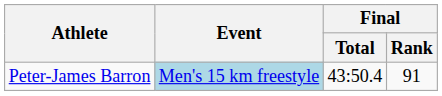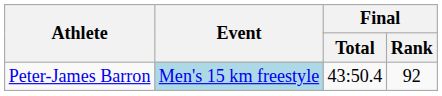(412, 76) 91 -> (412, 76) 92
